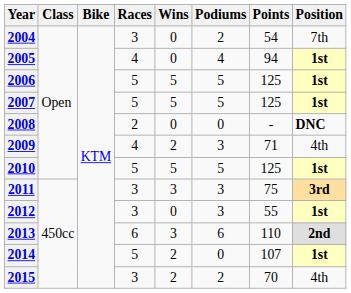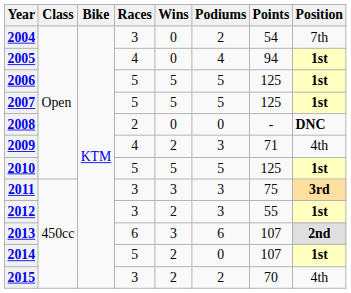(173, 211) 0 -> (173, 211) 2
(271, 233) 110 -> (271, 233) 107
